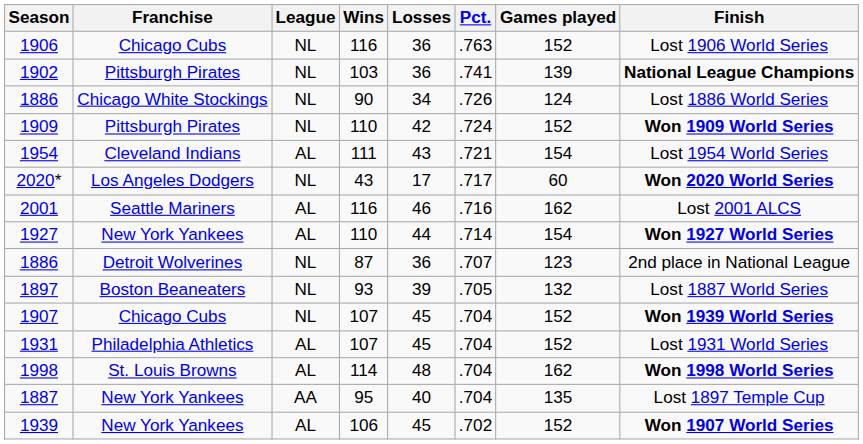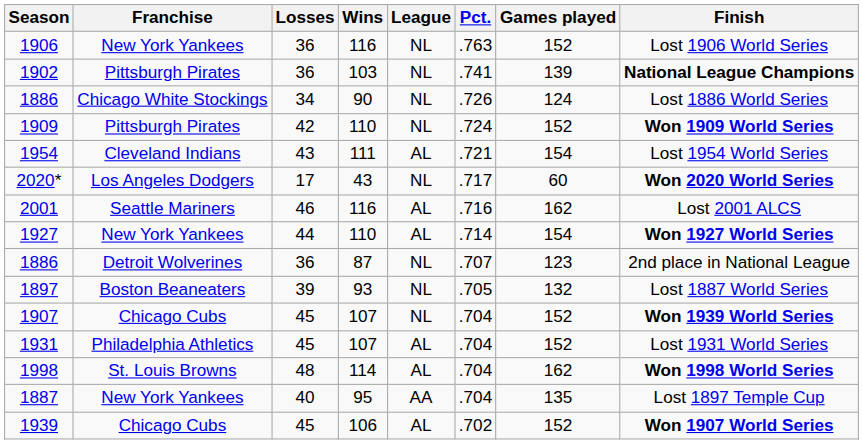columns swapped: (305, 18) <-> (421, 18)
(172, 45) Chicago Cubs -> (172, 45) New York Yankees
(172, 425) New York Yankees -> (172, 425) Chicago Cubs
